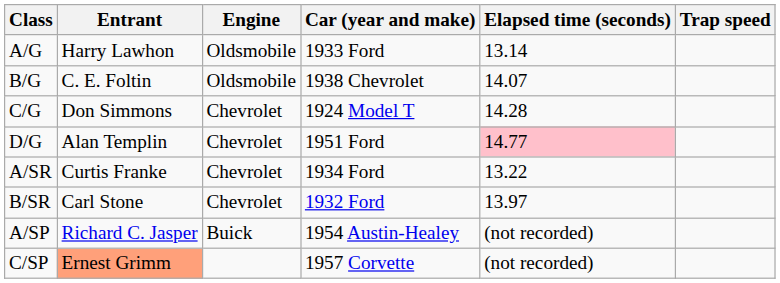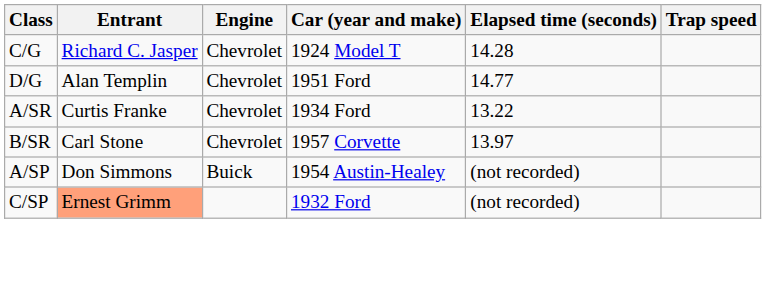- row: (26, 50)
- row: (25, 80)
(117, 111) Don Simmons -> (130, 50) Richard C. Jasper
(506, 141) pink background -> (492, 80) no background
(345, 202) 1932 Ford -> (346, 141) 1957 Corvette
(130, 232) Richard C. Jasper -> (117, 171) Don Simmons
(360, 263) 1957 Corvette -> (331, 202) 1932 Ford
